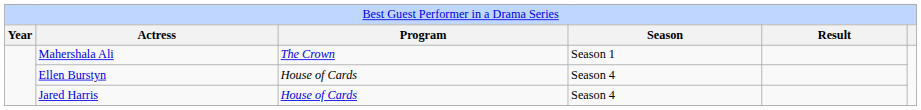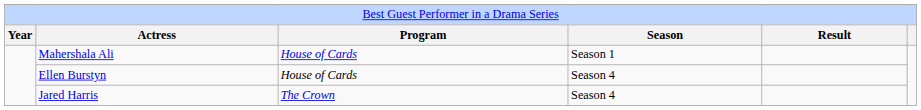(308, 55) The Crown -> (319, 55) House of Cards
(319, 95) House of Cards -> (308, 95) The Crown
